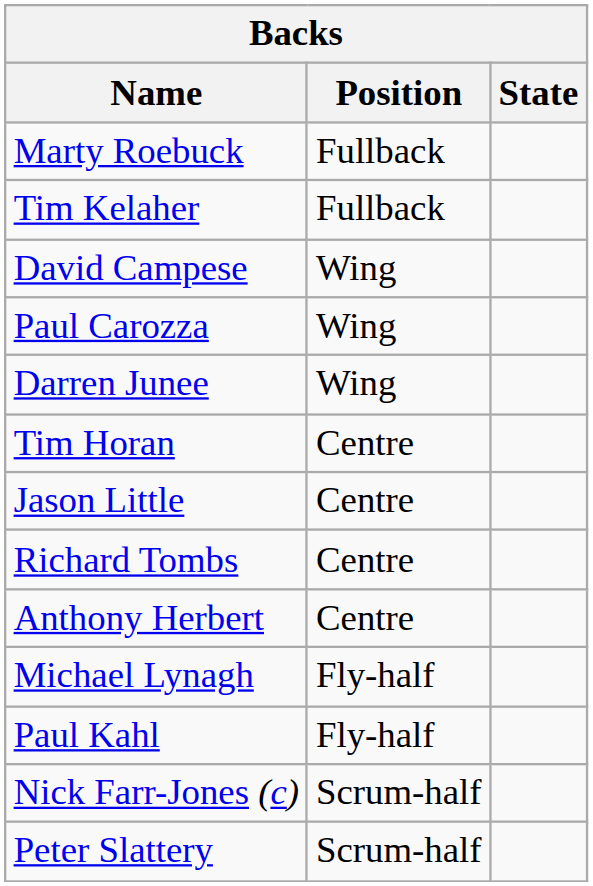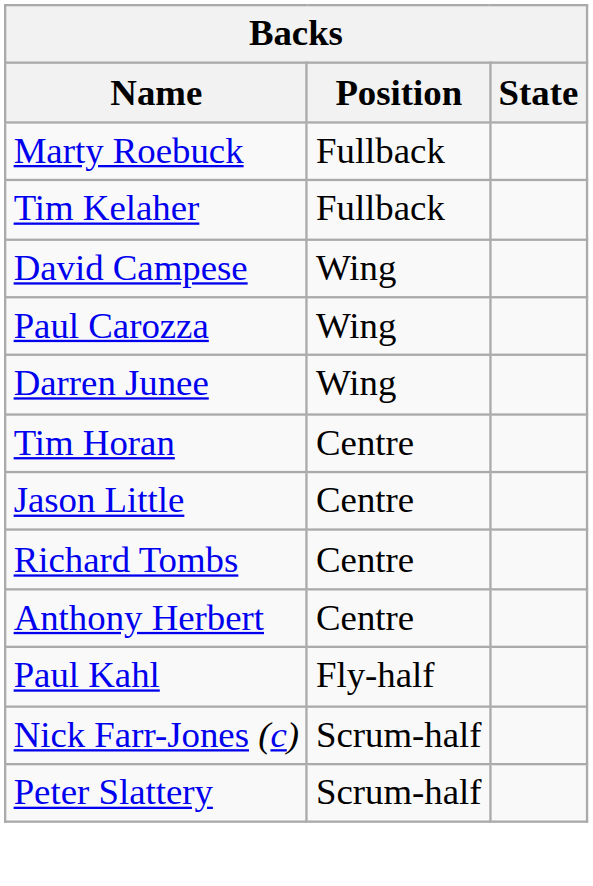- row: (134, 675)
